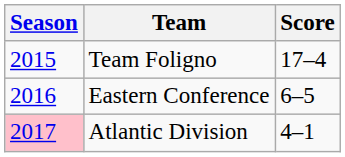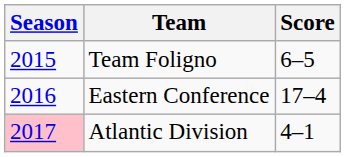(303, 59) 17–4 -> (297, 59) 6–5
(297, 95) 6–5 -> (303, 95) 17–4
